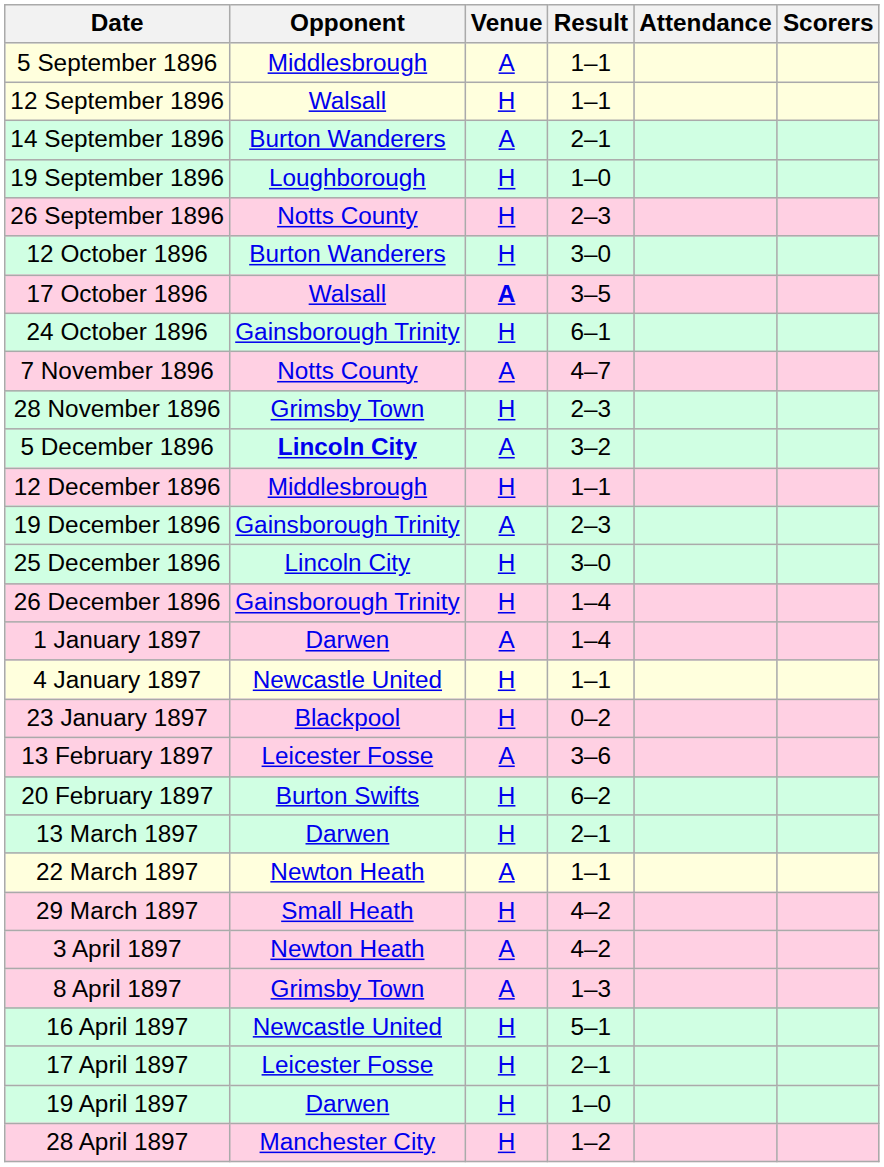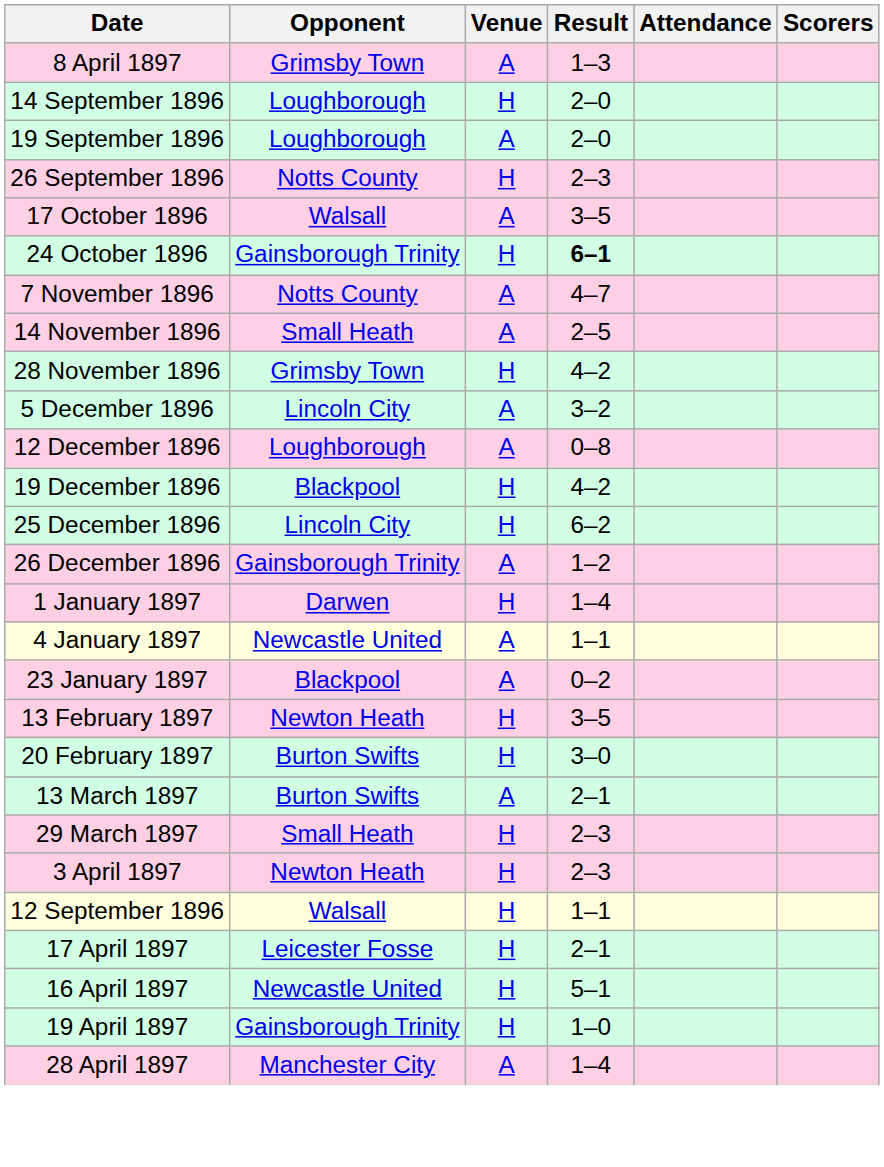- row: (117, 62)
rows swapped: (117, 100) <-> (117, 988)
(347, 139) Burton Wanderers -> (347, 100) Loughborough
(507, 139) A -> (507, 100) H
(591, 139) 2–1 -> (591, 100) 2–0
(507, 178) H -> (507, 139) A
(591, 178) 1–0 -> (591, 139) 2–0
- row: (117, 255)
(507, 293) bold -> (507, 216) normal
(591, 332) normal -> (591, 255) bold
+ row: (117, 332)
(591, 409) 2–3 -> (591, 370) 4–2
(347, 448) bold -> (347, 409) normal
(347, 486) Middlesbrough -> (347, 448) Loughborough
(507, 486) H -> (507, 448) A
(591, 486) 1–1 -> (591, 448) 0–8
(347, 525) Gainsborough Trinity -> (347, 486) Blackpool
(507, 525) A -> (507, 486) H
(591, 525) 2–3 -> (591, 486) 4–2
(591, 563) 3–0 -> (591, 525) 6–2
(507, 602) H -> (507, 563) A
(591, 602) 1–4 -> (591, 563) 1–2
(507, 640) A -> (507, 602) H
(507, 679) H -> (507, 640) A
(507, 718) H -> (507, 679) A
(347, 756) Leicester Fosse -> (347, 718) Newton Heath
(507, 756) A -> (507, 718) H
(591, 756) 3–6 -> (591, 718) 3–5
(591, 795) 6–2 -> (591, 756) 3–0
(347, 833) Darwen -> (347, 795) Burton Swifts
(507, 833) H -> (507, 795) A
- row: (117, 872)
(591, 910) 4–2 -> (591, 833) 2–3
(507, 949) A -> (507, 872) H
(591, 949) 4–2 -> (591, 872) 2–3
rows swapped: (117, 1026) <-> (117, 1065)
(347, 1103) Darwen -> (347, 1026) Gainsborough Trinity
(507, 1142) H -> (507, 1065) A
(591, 1142) 1–2 -> (591, 1065) 1–4
